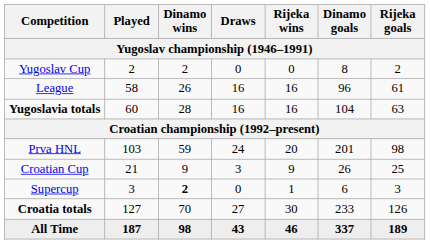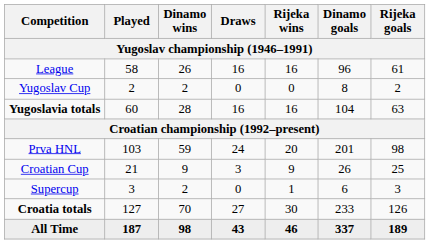rows swapped: (55, 88) <-> (55, 68)
(185, 189) bold -> (185, 189) normal
